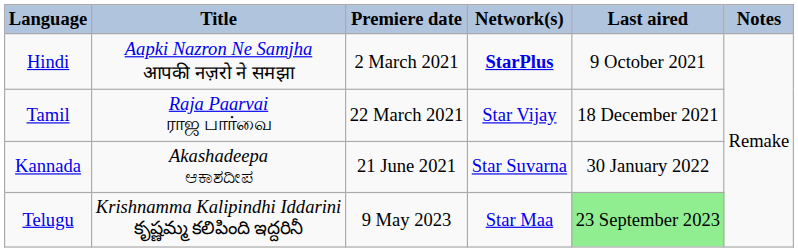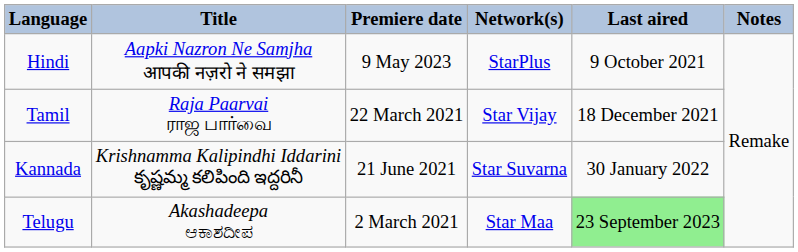(406, 61) 2 March 2021 -> (406, 61) 9 May 2023
(519, 61) bold -> (519, 61) normal
(219, 166) Akashadeepa ಆಕಾಶದೀಪ -> (219, 166) Krishnamma Kalipindhi Iddarini కృష్ణమ్మ కలిపింది ఇద్దరినీ
(219, 216) Krishnamma Kalipindhi Iddarini కృష్ణమ్మ కలిపింది ఇద్దరినీ -> (219, 221) Akashadeepa ಆಕಾಶದೀಪ
(406, 219) 9 May 2023 -> (406, 221) 2 March 2021
